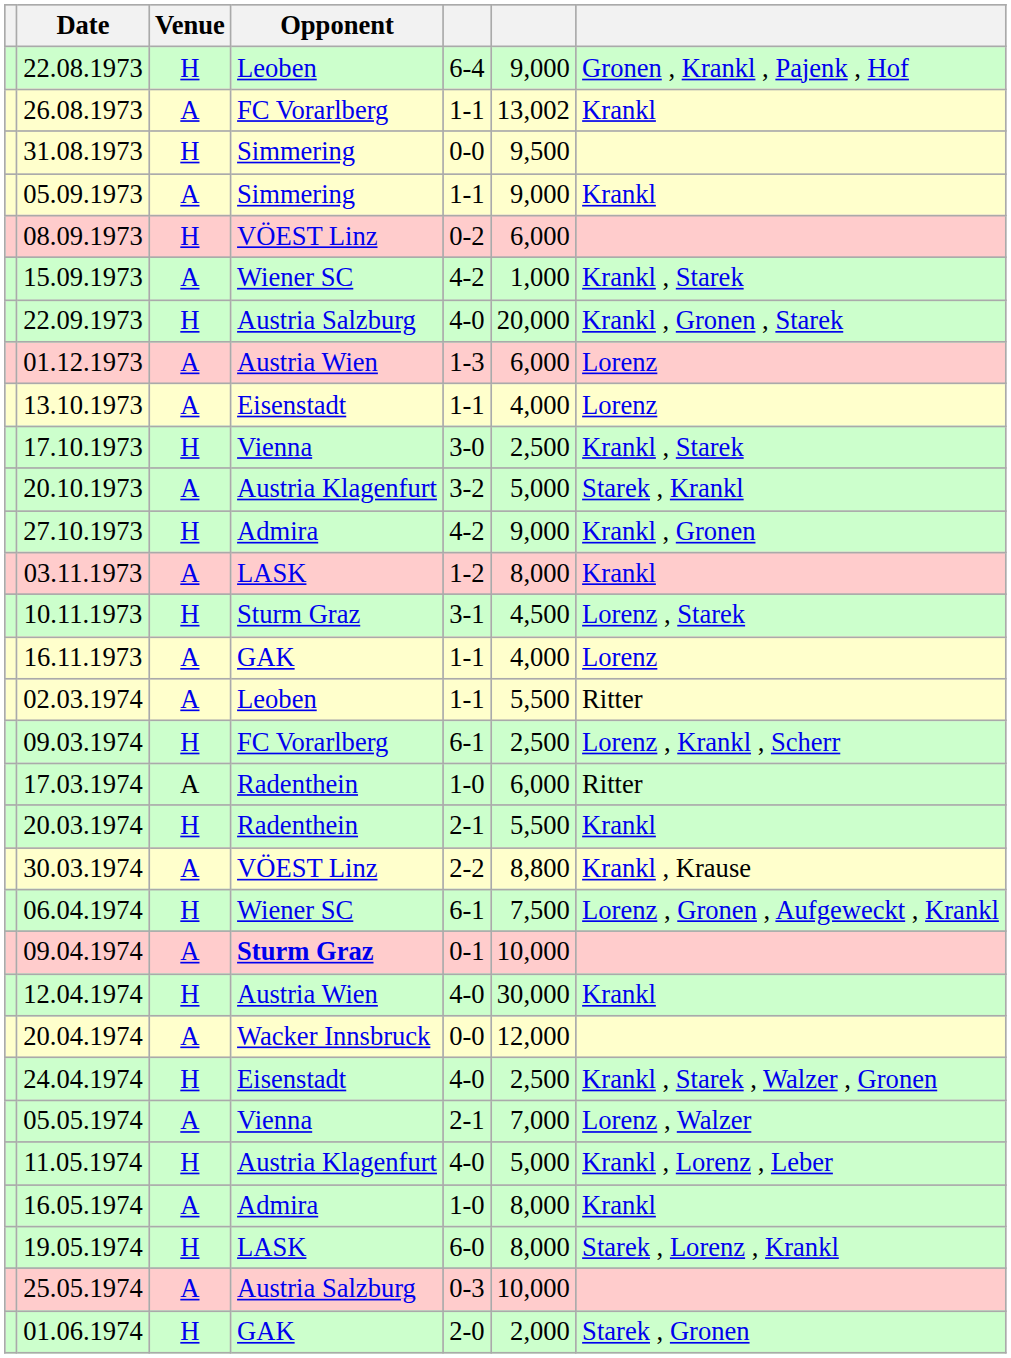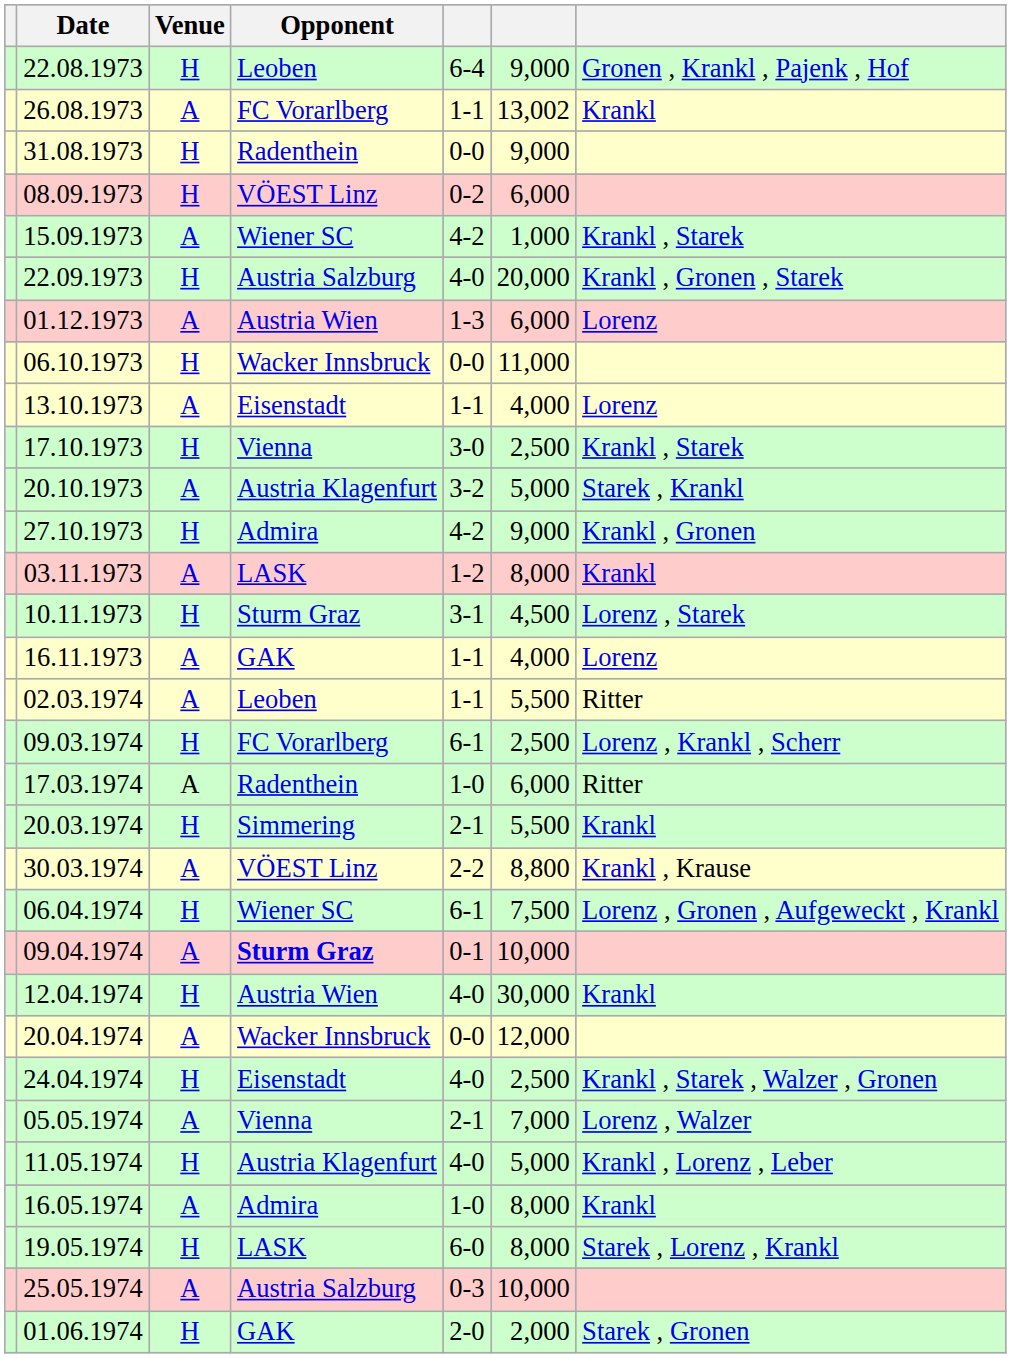(296, 151) Simmering -> (298, 151) Radenthein
(540, 151) 9,500 -> (540, 151) 9,000
- row: (83, 194)
+ row: (83, 362)
(298, 825) Radenthein -> (296, 825) Simmering
